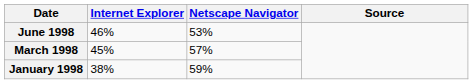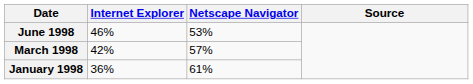(102, 50) 45% -> (102, 50) 42%
(102, 69) 38% -> (102, 69) 36%
(201, 69) 59% -> (201, 69) 61%
